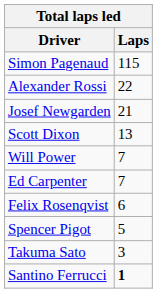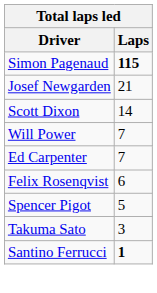(129, 63) normal -> (128, 63) bold
- row: (57, 87)
(125, 134) 13 -> (125, 110) 14
